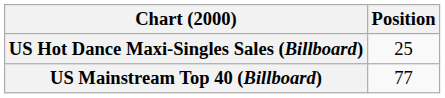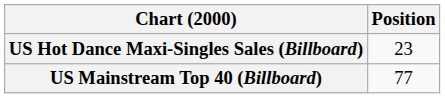(404, 48) 25 -> (404, 48) 23
